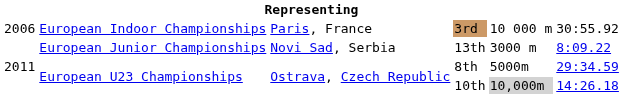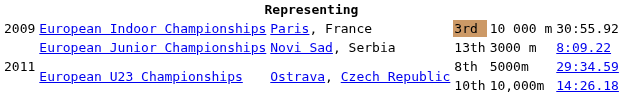(20, 28) 2006 -> (20, 28) 2009
(517, 86) lightgrey background -> (517, 86) no background
